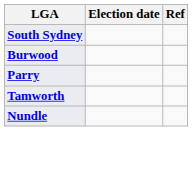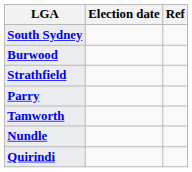+ row: (37, 75)
+ row: (31, 156)
